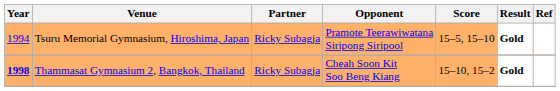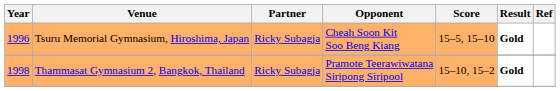(18, 39) 1994 -> (18, 39) 1996
(379, 39) Pramote Teerawiwatana Siripong Siripool -> (362, 39) Cheah Soon Kit Soo Beng Kiang
(18, 71) bold -> (18, 71) normal
(362, 71) Cheah Soon Kit Soo Beng Kiang -> (379, 71) Pramote Teerawiwatana Siripong Siripool
